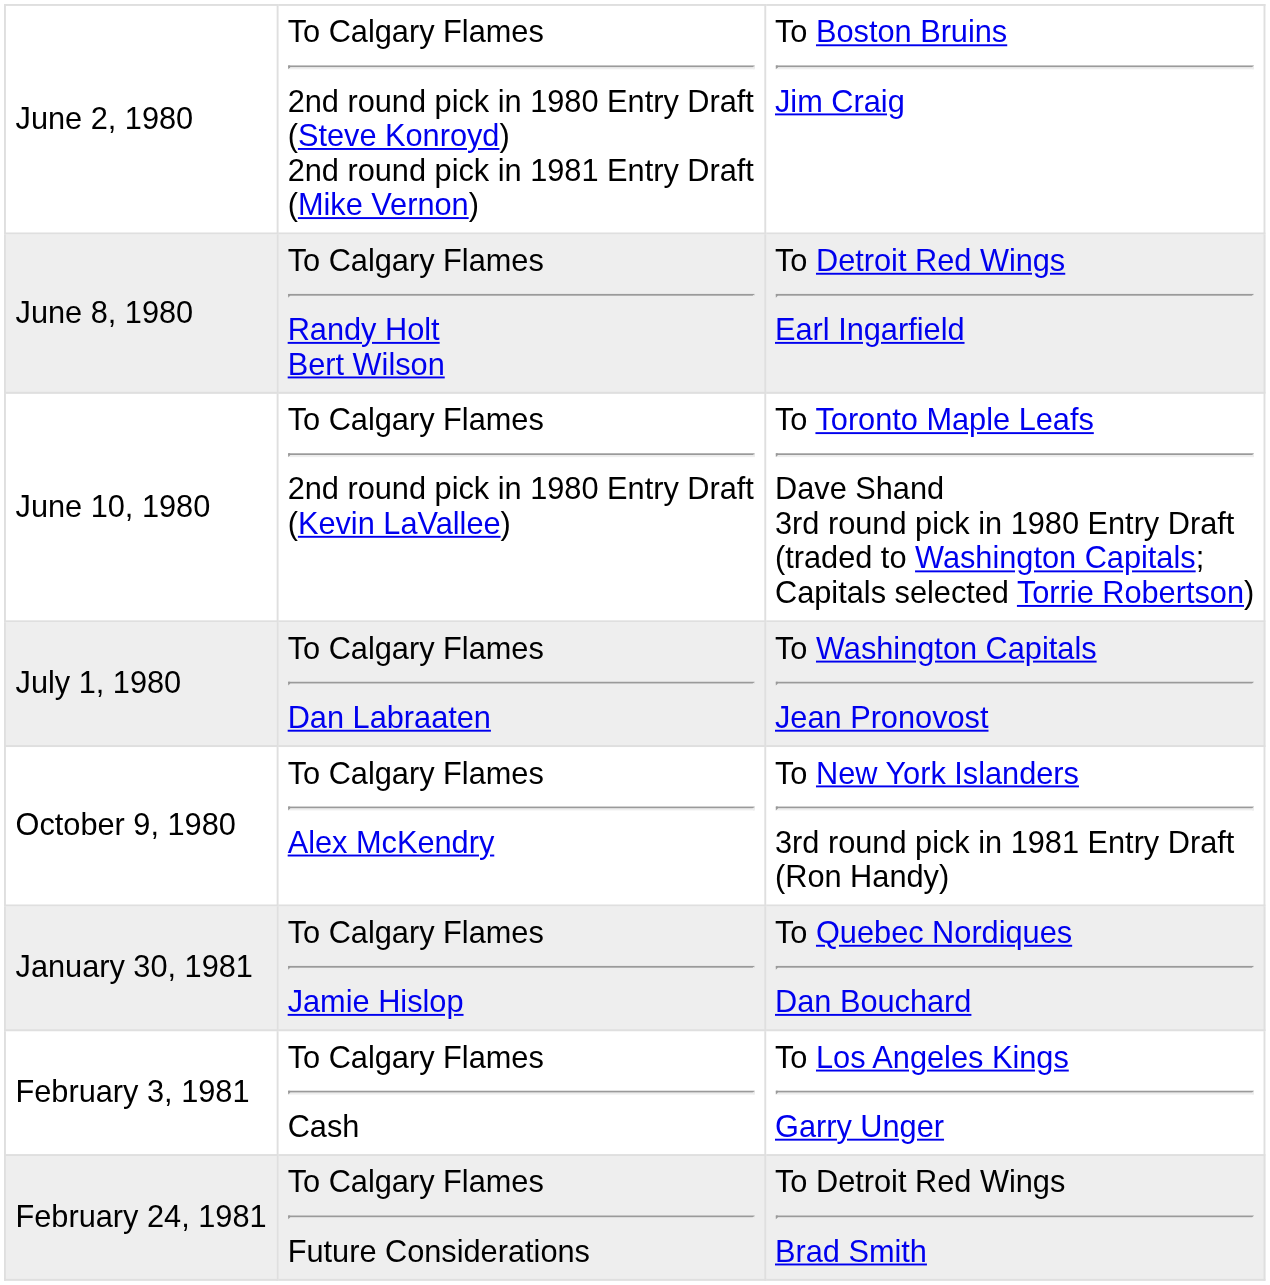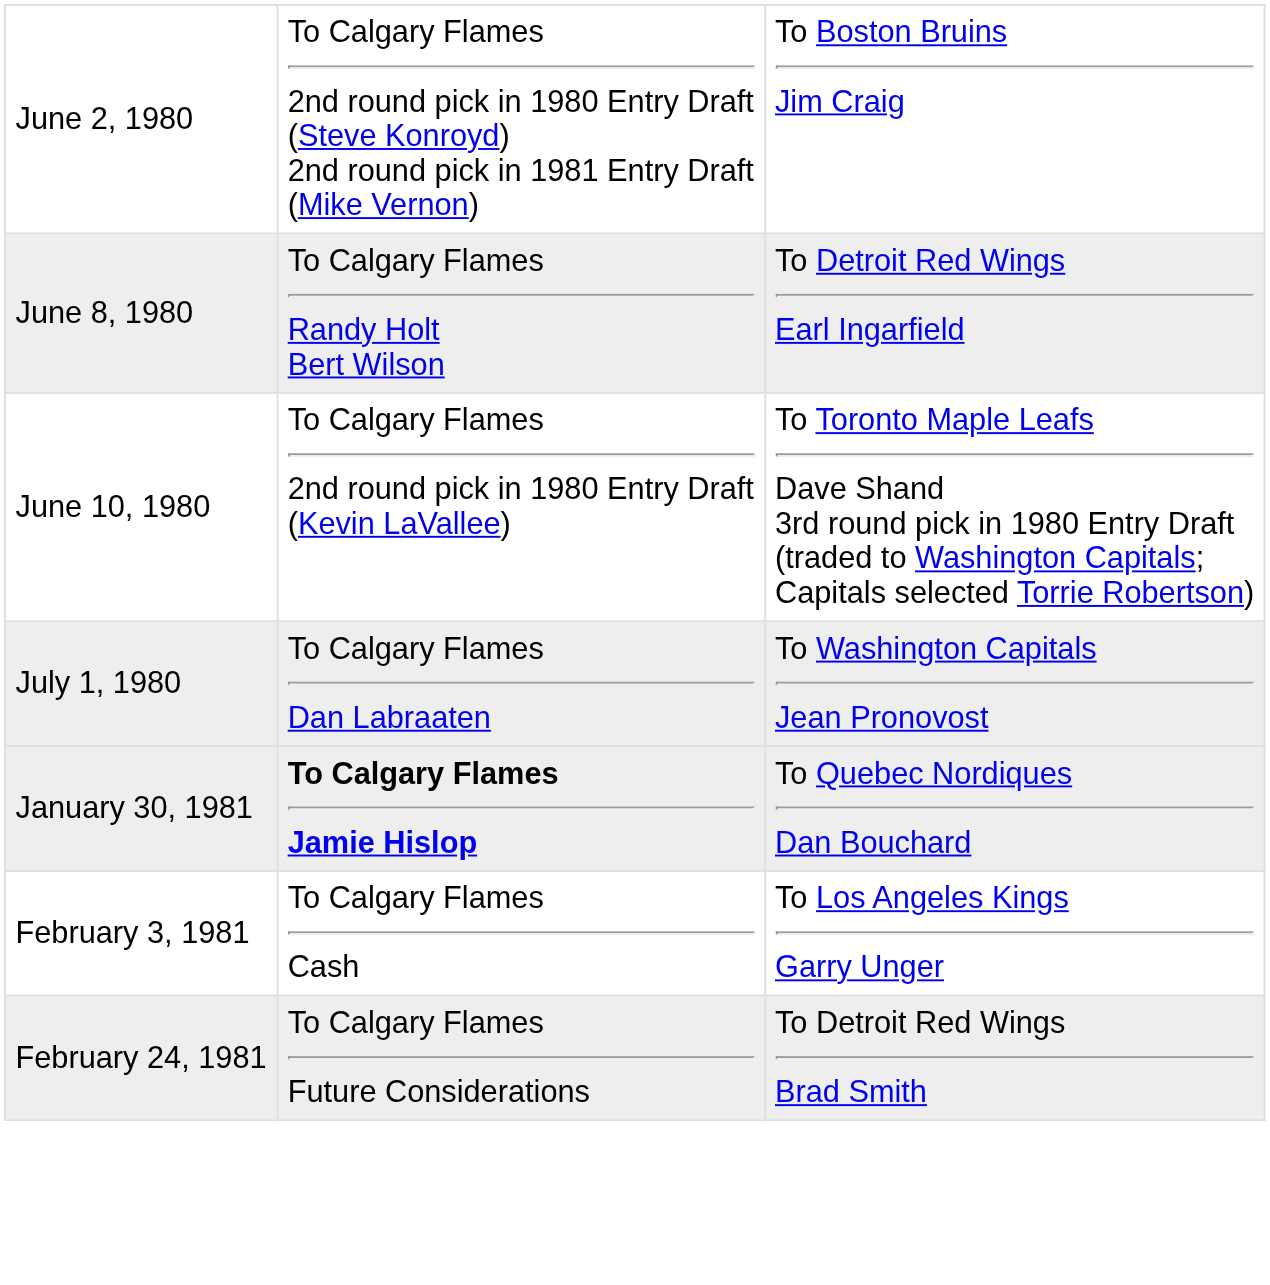- row: (126, 825)
(521, 967) normal -> (521, 808) bold
